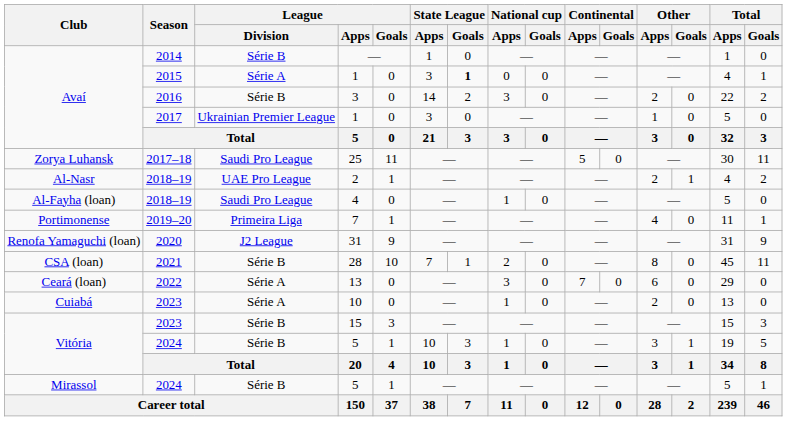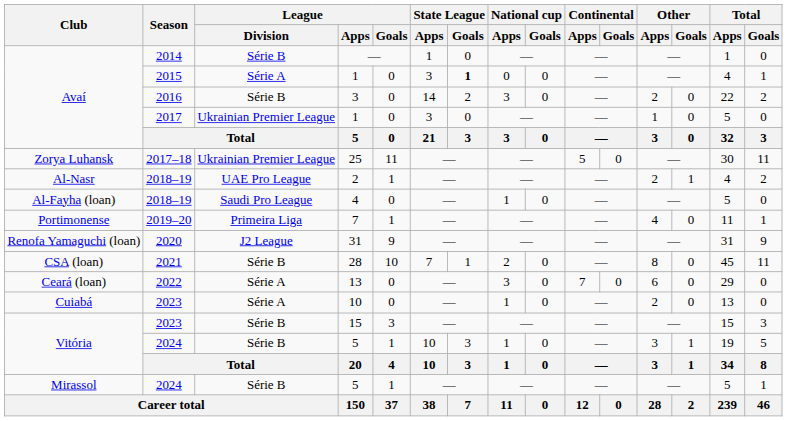(266, 158) Saudi Pro League -> (266, 158) Ukrainian Premier League
